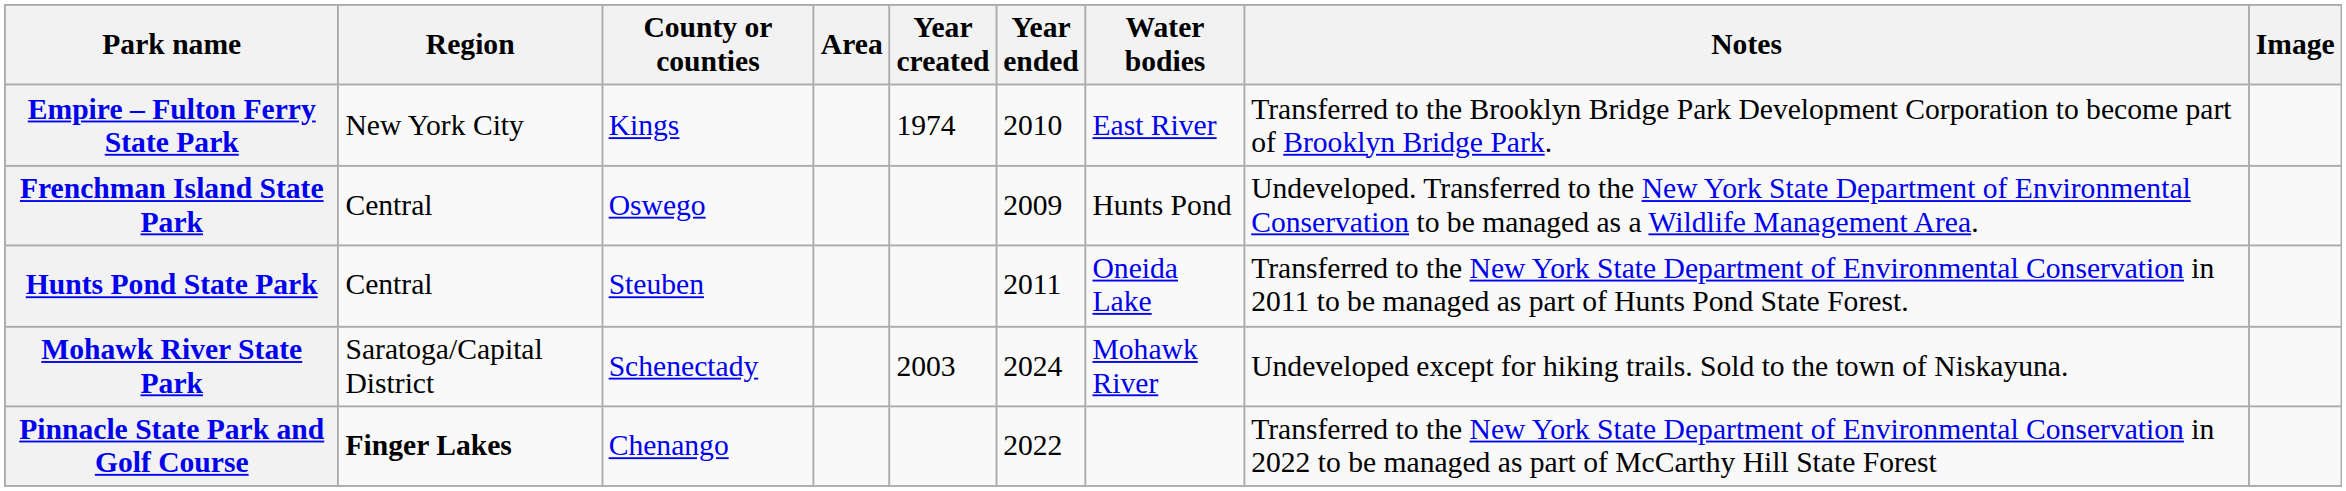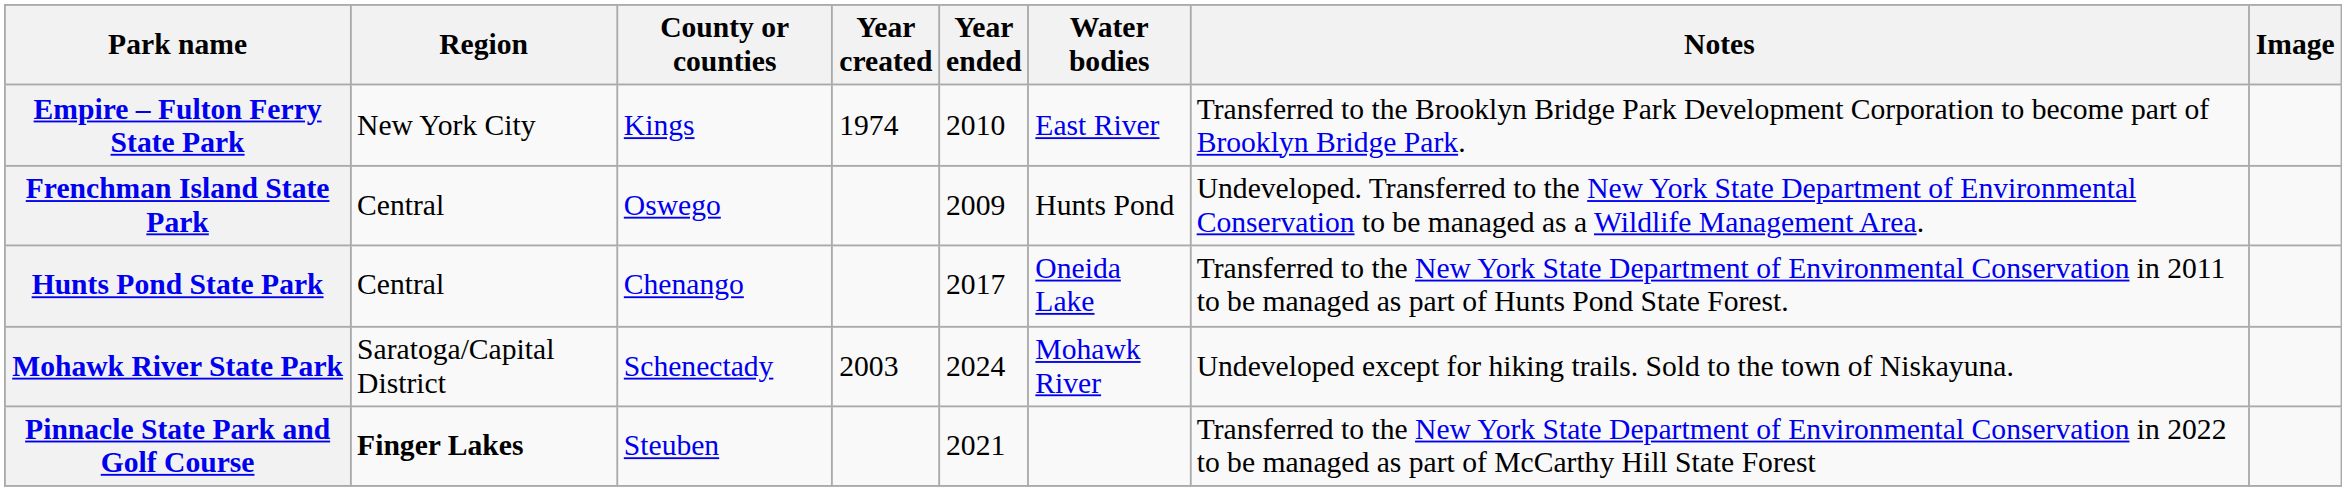- column: (852, 44)
(656, 285) Steuben -> (684, 285) Chenango
(1032, 285) 2011 -> (976, 285) 2017
(669, 445) Chenango -> (671, 445) Steuben
(1033, 445) 2022 -> (976, 445) 2021
